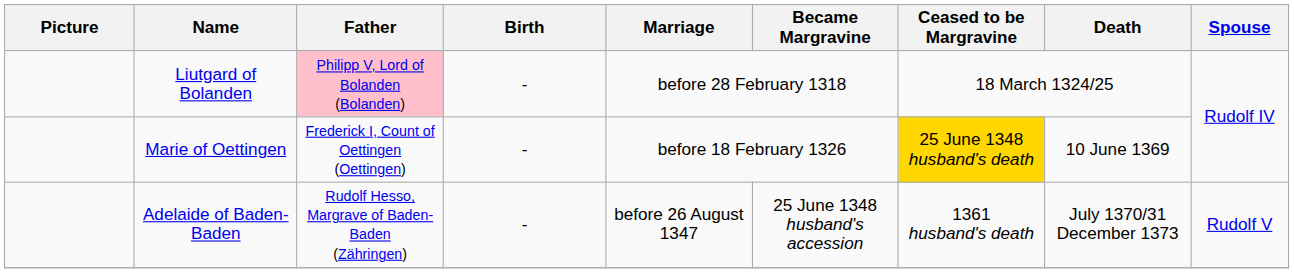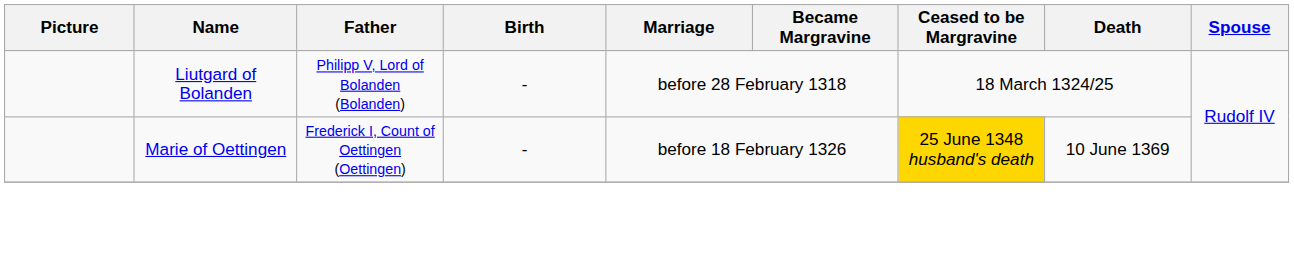(370, 84) pink background -> (370, 84) no background
- row: (216, 224)
